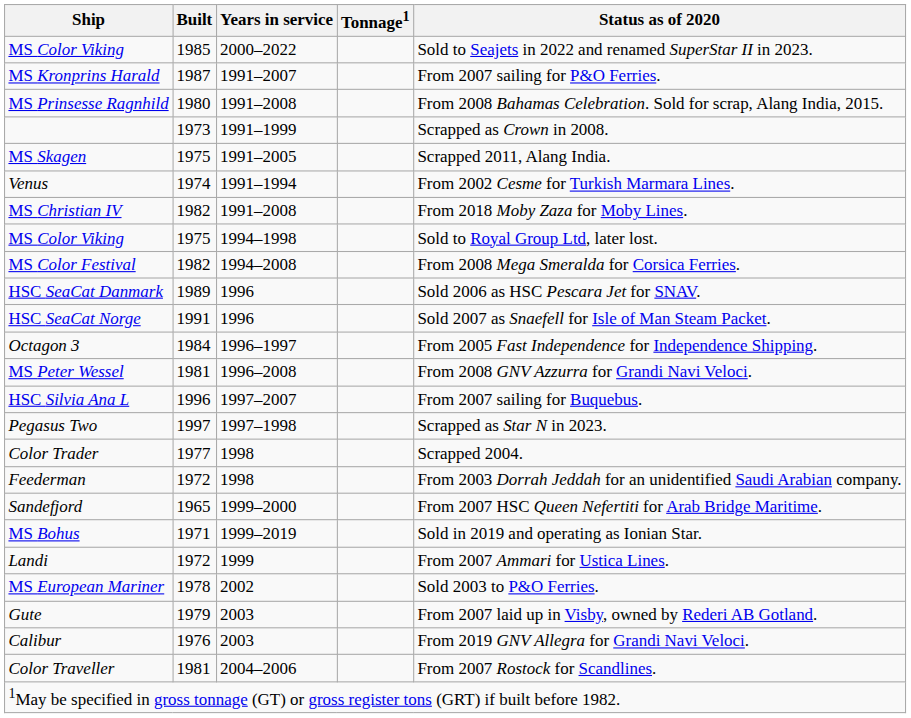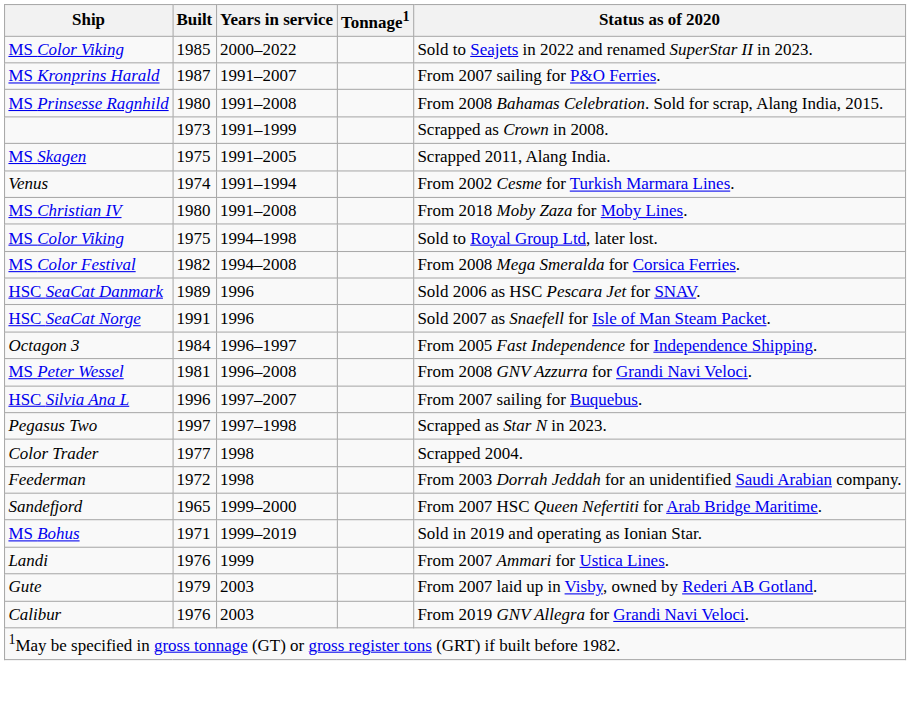(193, 210) 1982 -> (193, 210) 1980
(193, 560) 1972 -> (193, 560) 1976
- row: (86, 587)
- row: (61, 668)
